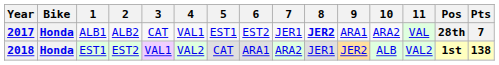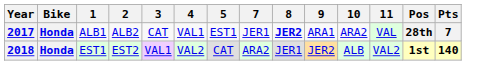- column: (256, 14)
(481, 51) 138 -> (448, 51) 140
